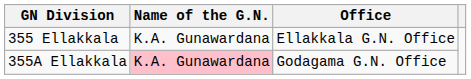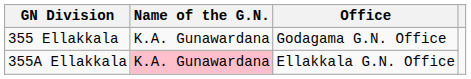(366, 39) Ellakkala G.N. Office -> (362, 39) Godagama G.N. Office
(362, 62) Godagama G.N. Office -> (366, 62) Ellakkala G.N. Office
